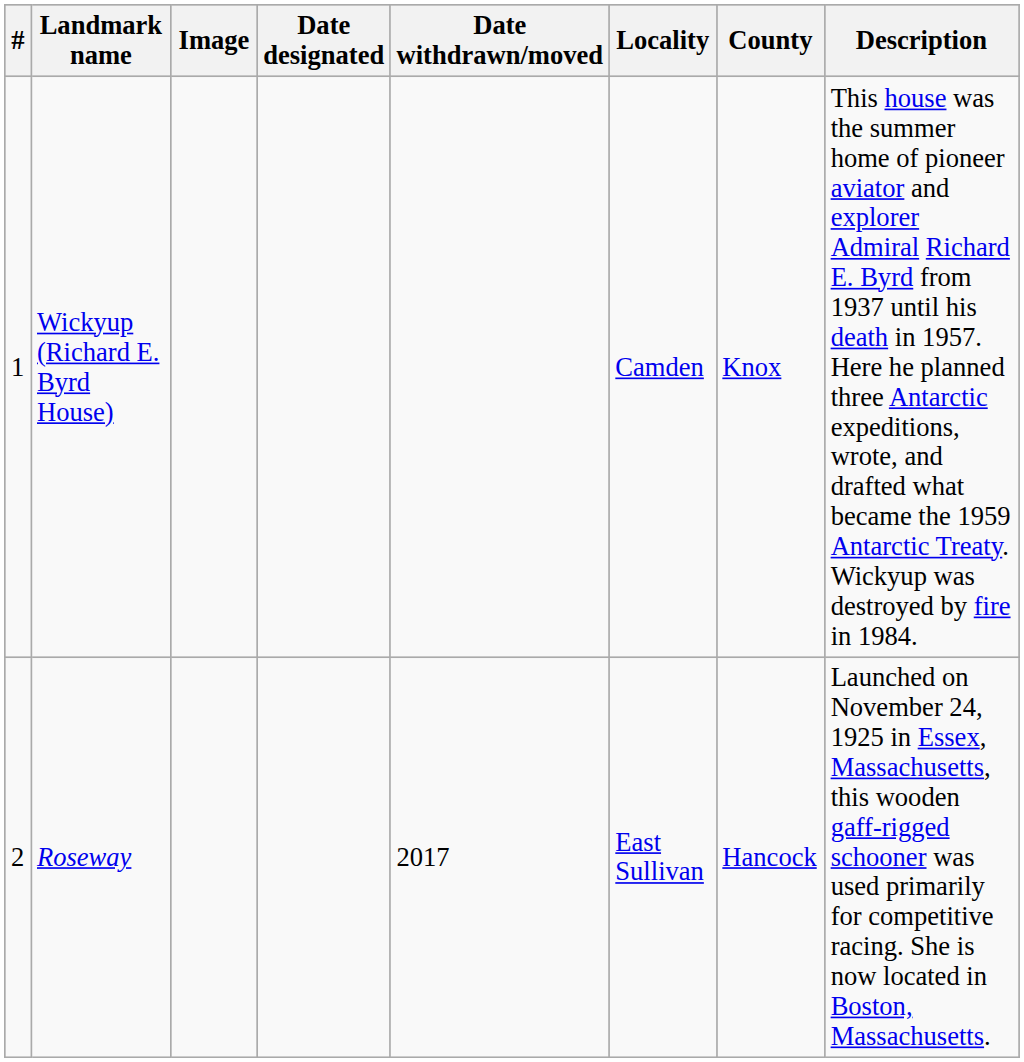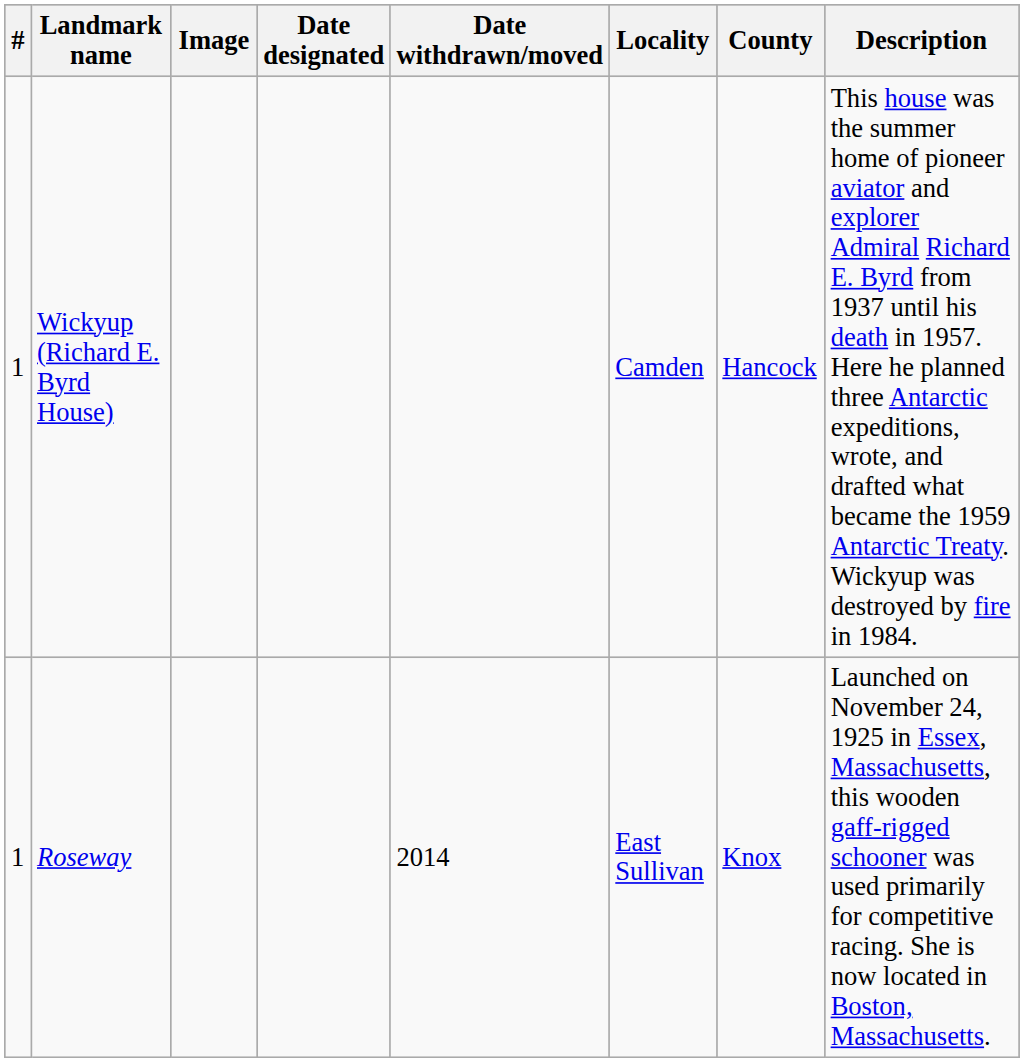(752, 366) Knox -> (770, 366) Hancock
(18, 856) 2 -> (18, 856) 1
(423, 856) 2017 -> (423, 856) 2014
(770, 856) Hancock -> (752, 856) Knox
